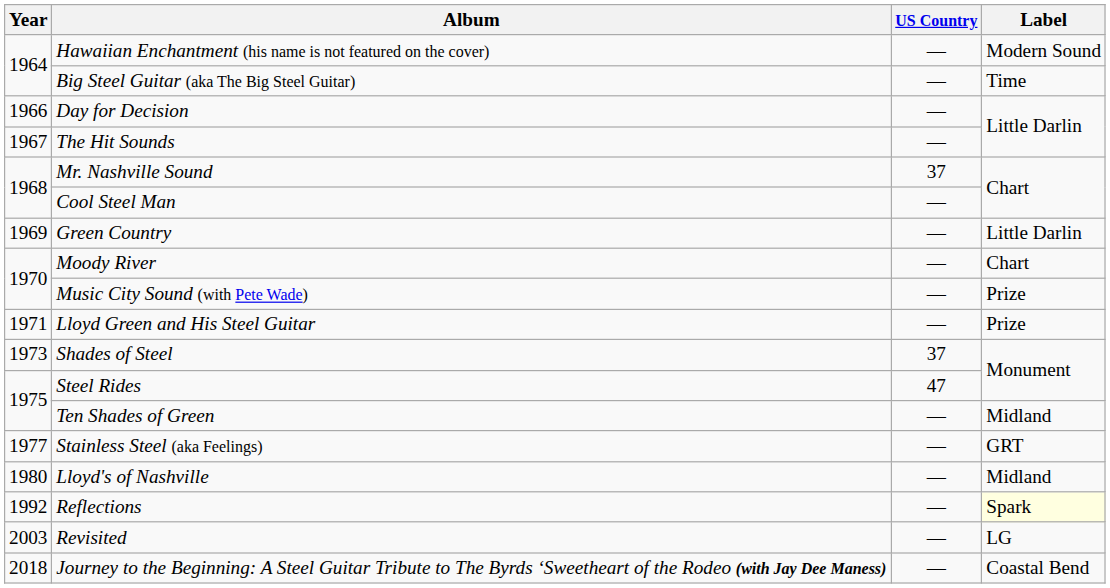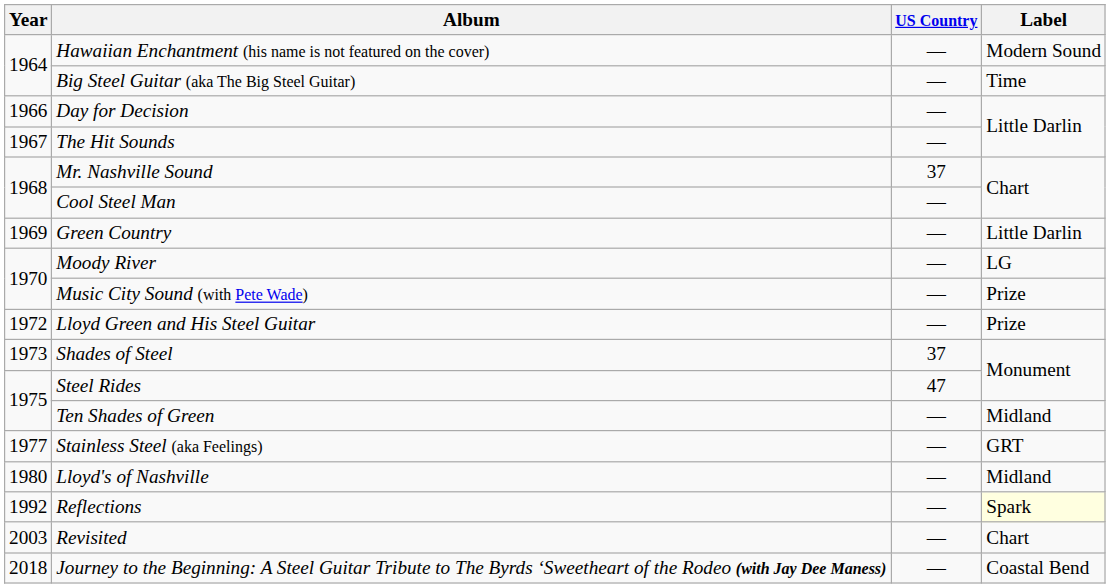(1008, 263) Chart -> (999, 263) LG
(28, 324) 1971 -> (28, 324) 1972
(999, 537) LG -> (1008, 537) Chart
